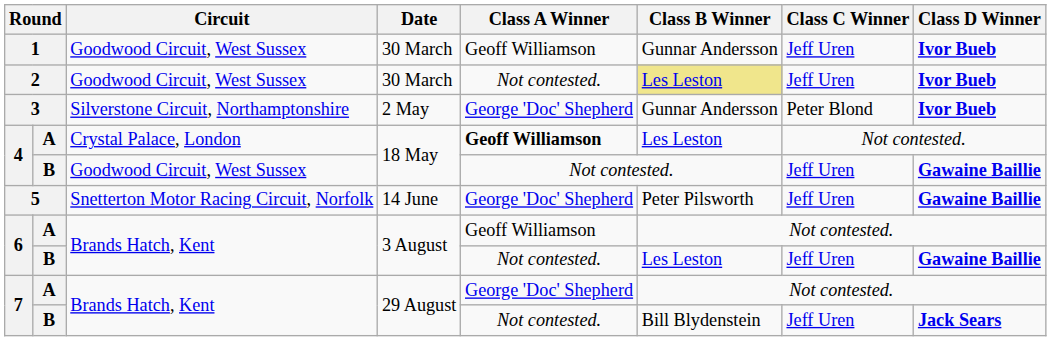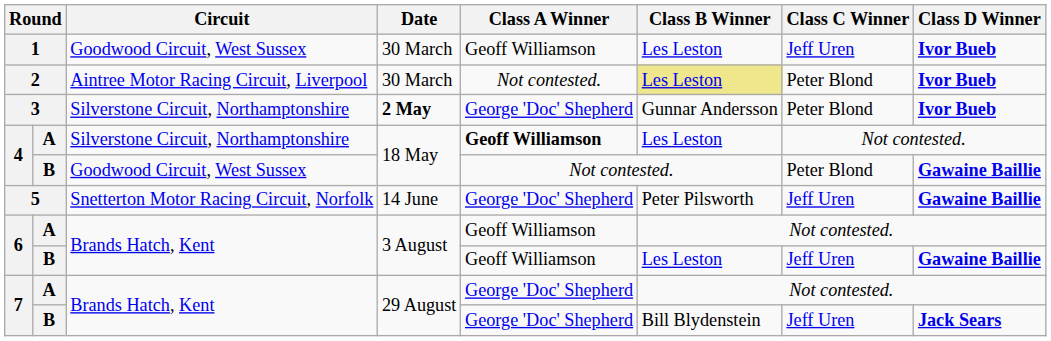(710, 49) Gunnar Andersson -> (682, 49) Les Leston
(188, 79) Goodwood Circuit, West Sussex -> (219, 79) Aintree Motor Racing Circuit, Liverpool
(820, 79) Jeff Uren -> (830, 79) Peter Blond
(405, 109) normal -> (407, 109) bold
(156, 139) Crystal Palace, London -> (210, 139) Silverstone Circuit, Northamptonshire
(820, 169) Jeff Uren -> (830, 169) Peter Blond
(549, 259) Not contested. -> (530, 259) Geoff Williamson
(549, 319) Not contested. -> (549, 319) George 'Doc' Shepherd
